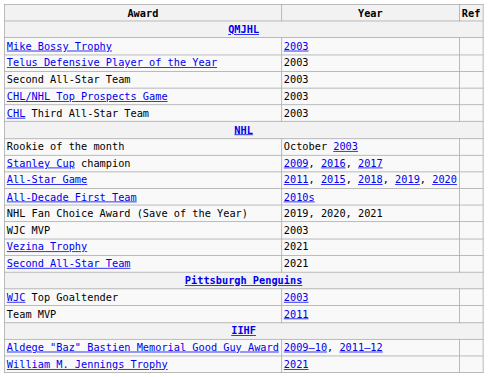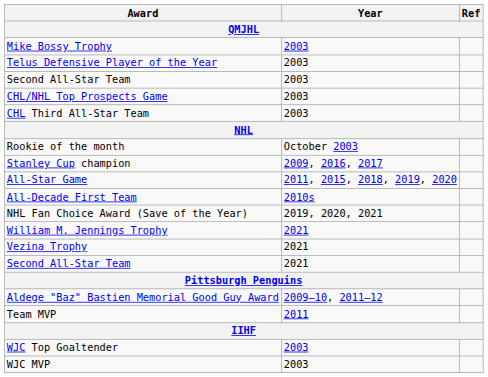rows swapped: (87, 364) <-> (28, 230)
rows swapped: (143, 348) <-> (62, 297)
